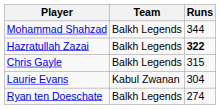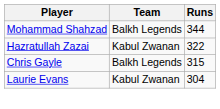(147, 46) Balkh Legends -> (146, 46) Kabul Zwanan
(196, 46) bold -> (196, 46) normal
- row: (55, 96)
